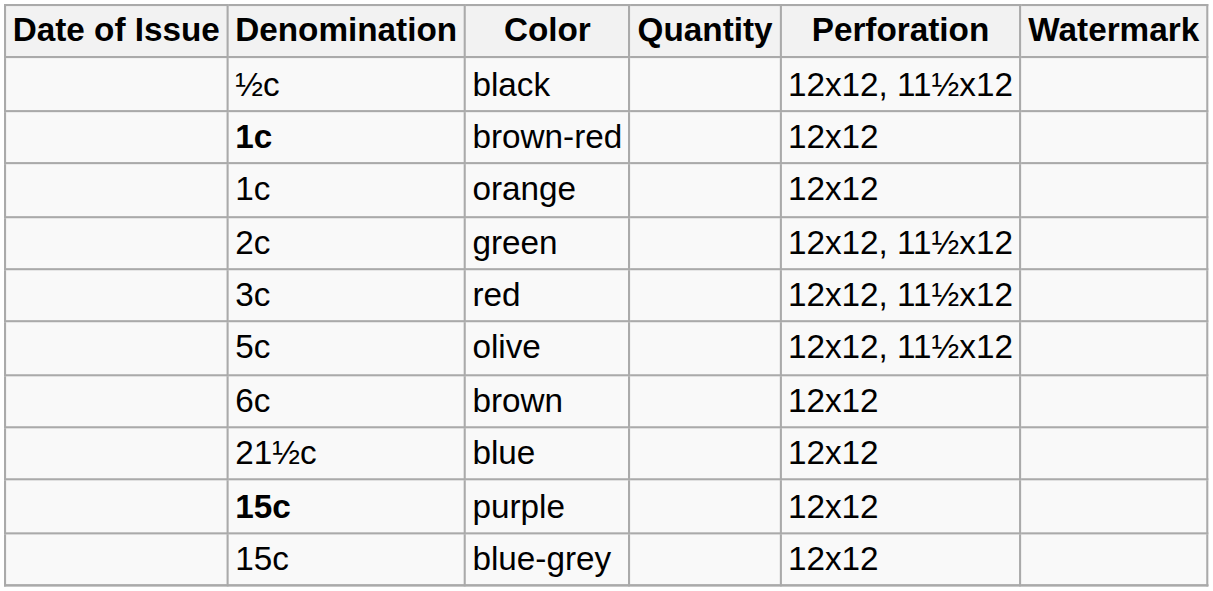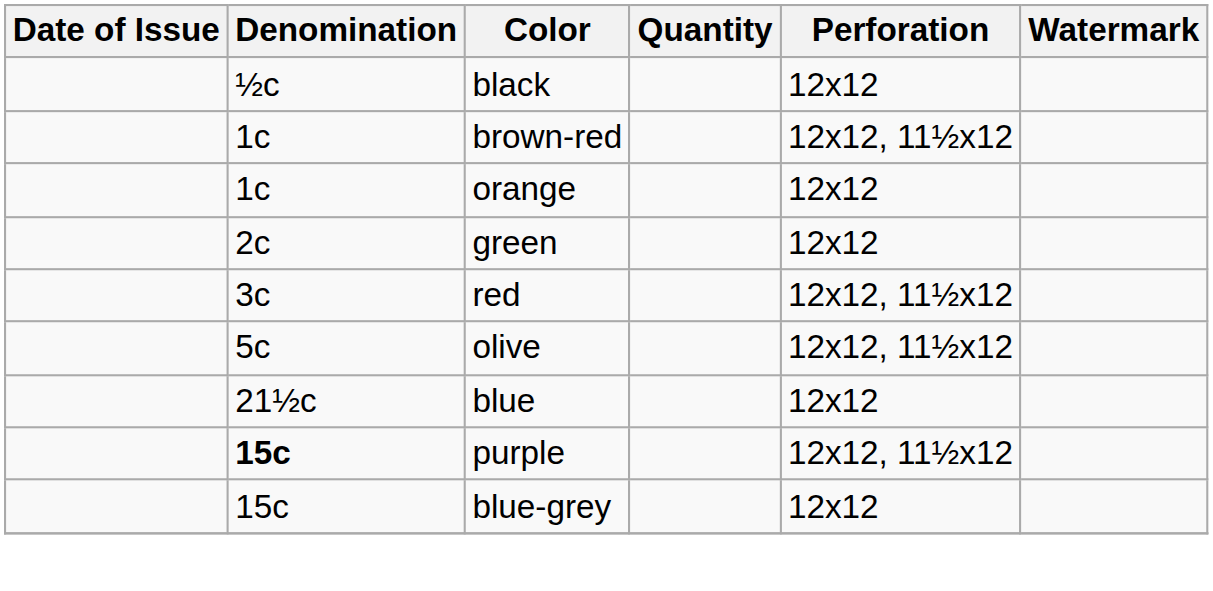(900, 83) 12x12, 11½x12 -> (833, 83) 12x12
(254, 136) bold -> (253, 136) normal
(833, 136) 12x12 -> (900, 136) 12x12, 11½x12
(900, 242) 12x12, 11½x12 -> (833, 242) 12x12
- row: (518, 400)
(833, 505) 12x12 -> (900, 453) 12x12, 11½x12
